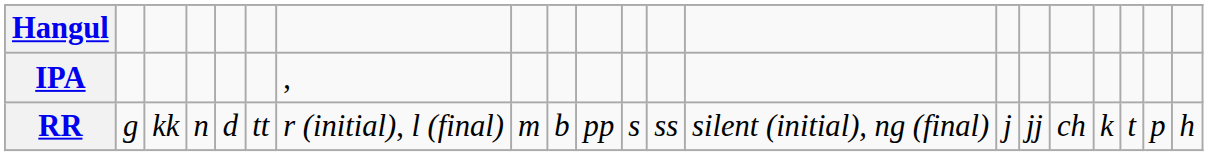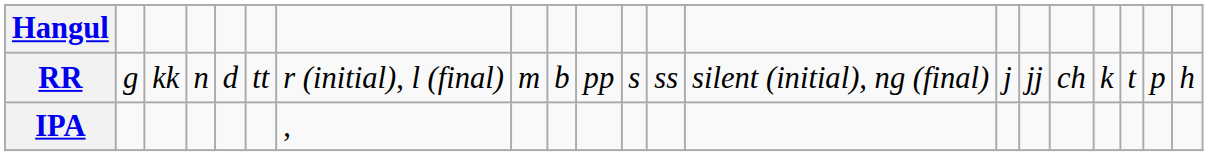rows swapped: (60, 125) <-> (60, 77)
